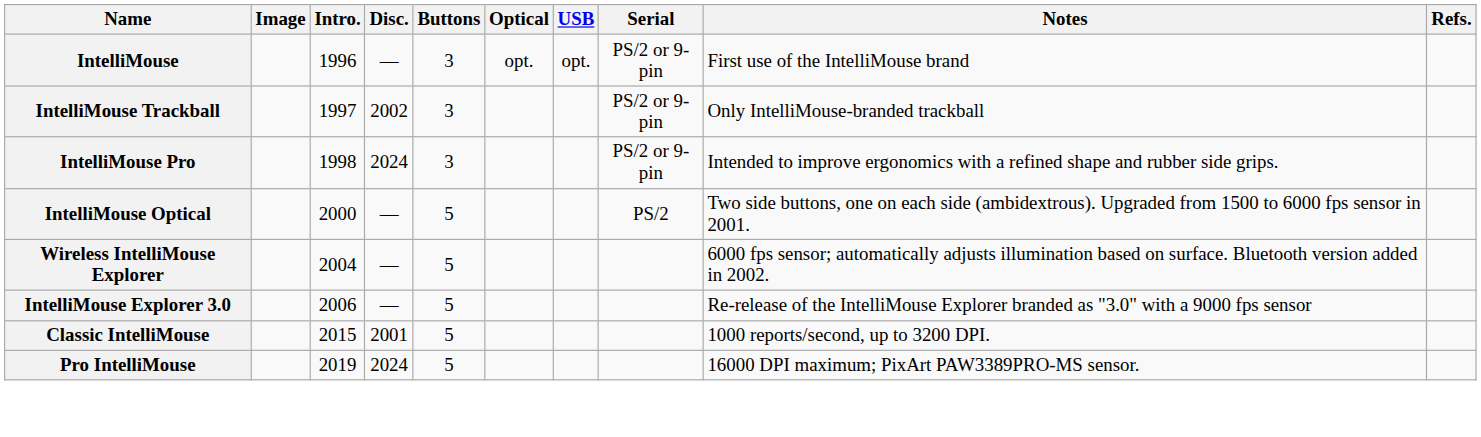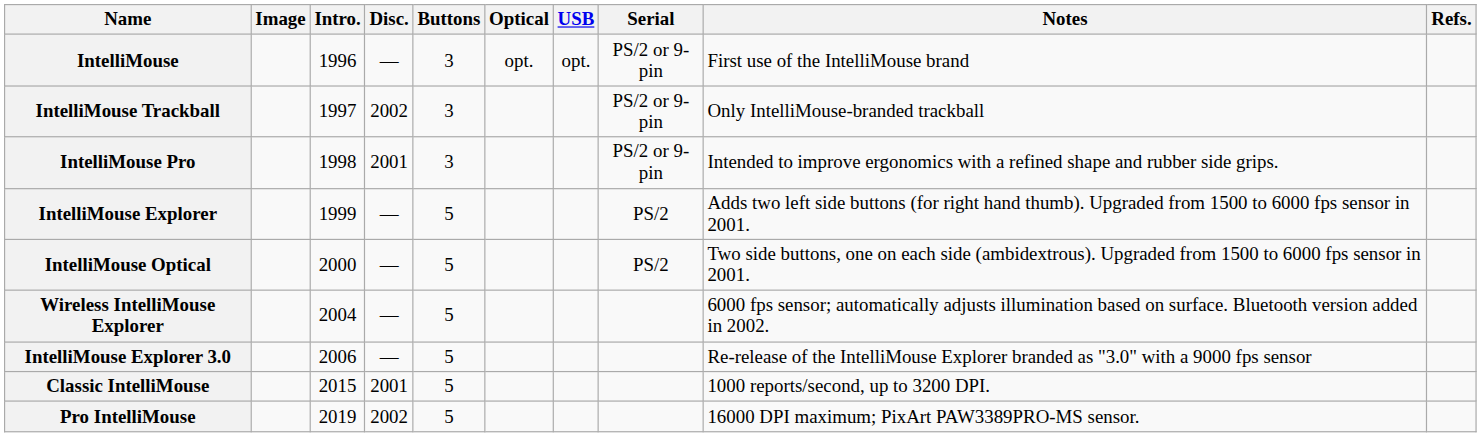(389, 162) 2024 -> (389, 162) 2001
+ row: (128, 213)
(389, 365) 2024 -> (389, 416) 2002
